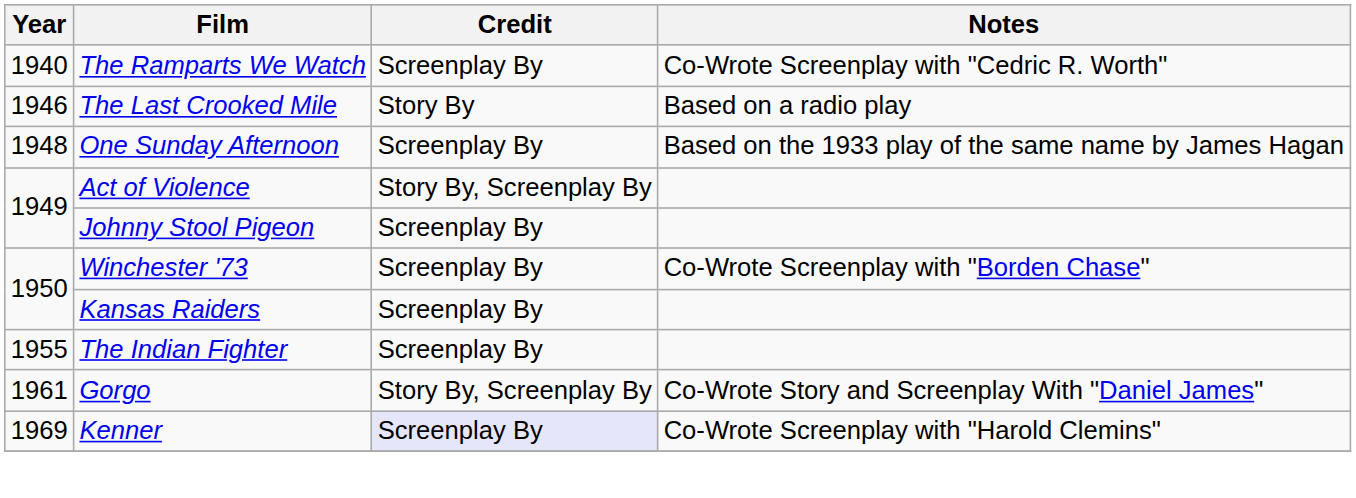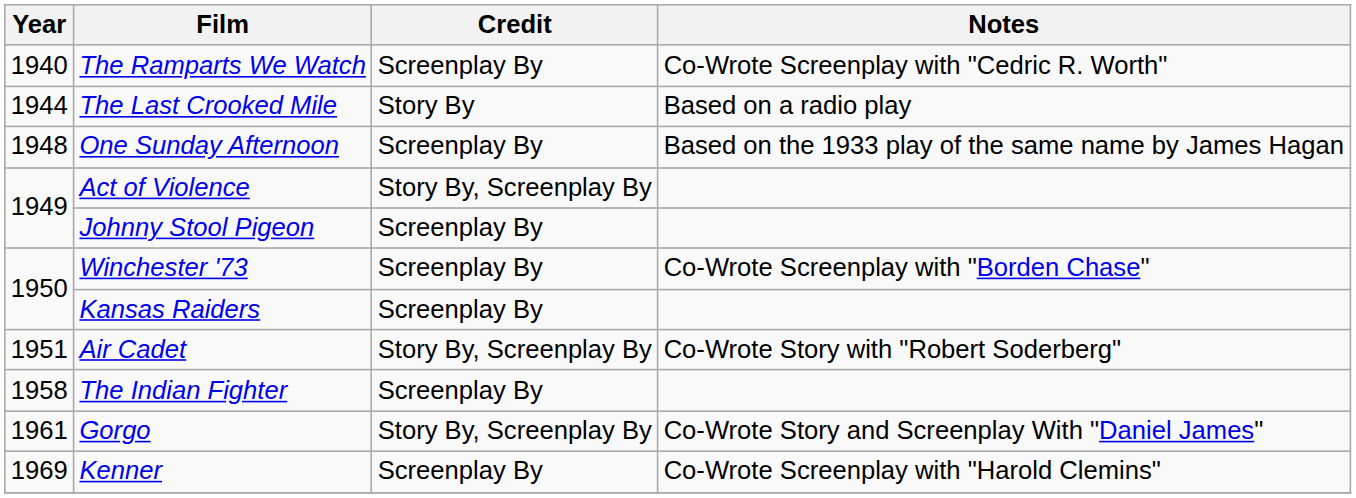(39, 106) 1946 -> (39, 106) 1944
+ row: (133, 349)
(39, 349) 1955 -> (39, 390) 1958
(460, 430) lavender background -> (460, 471) no background
